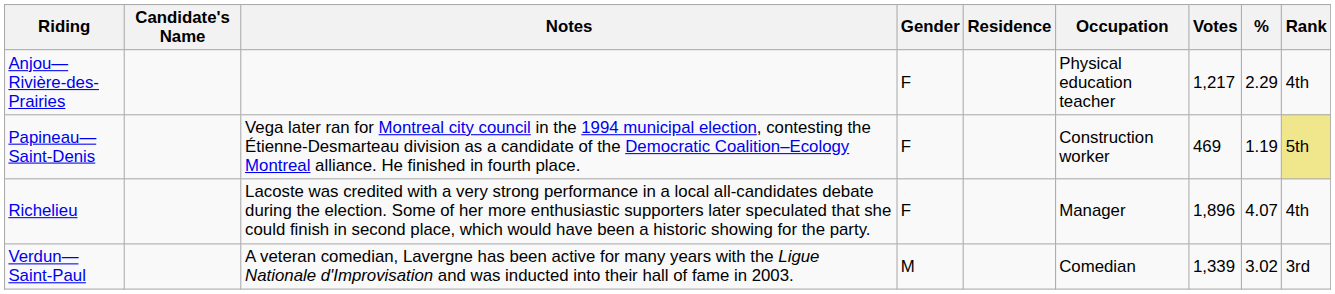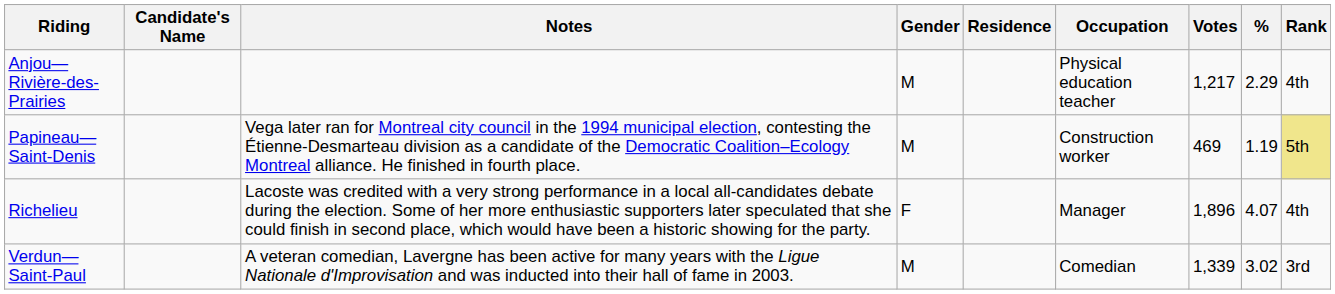(906, 82) F -> (908, 82) M
(906, 146) F -> (908, 146) M
